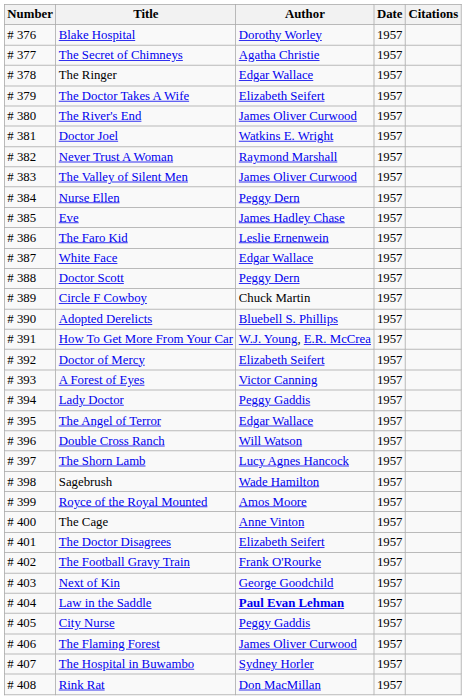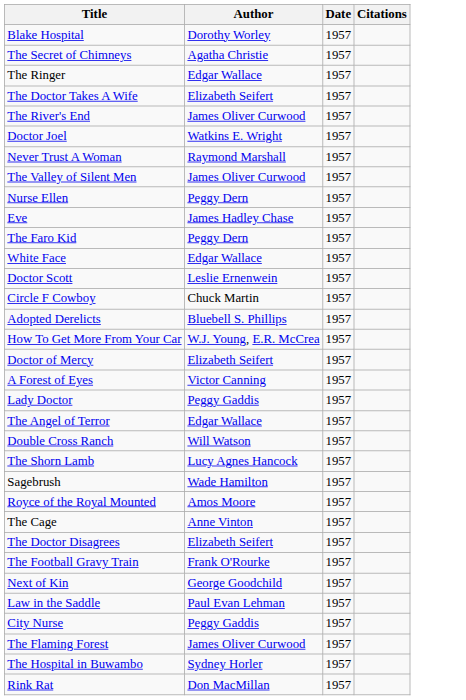- column: (30, 14)
(284, 237) Leslie Ernenwein -> (218, 237) Peggy Dern
(269, 278) Peggy Dern -> (232, 278) Leslie Ernenwein
(291, 603) bold -> (236, 603) normal
